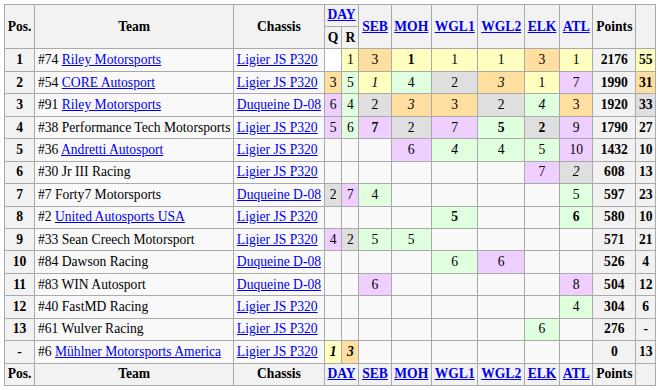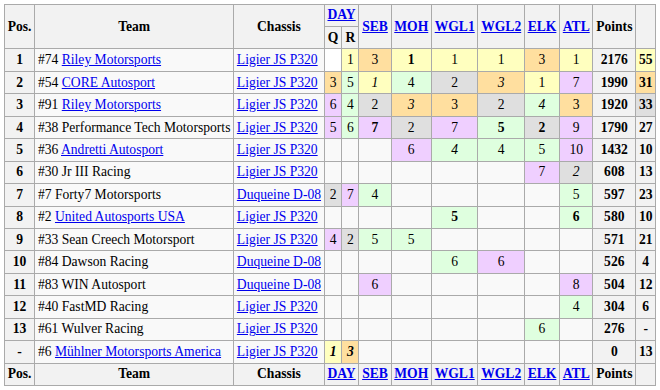(279, 105) Duqueine D-08 -> (277, 105) Ligier JS P320
